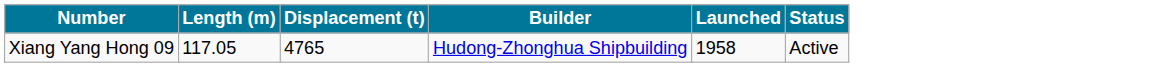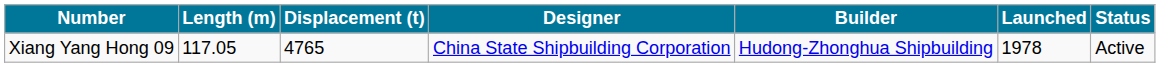+ column: (582, 18)
(716, 47) 1958 -> (1022, 47) 1978
